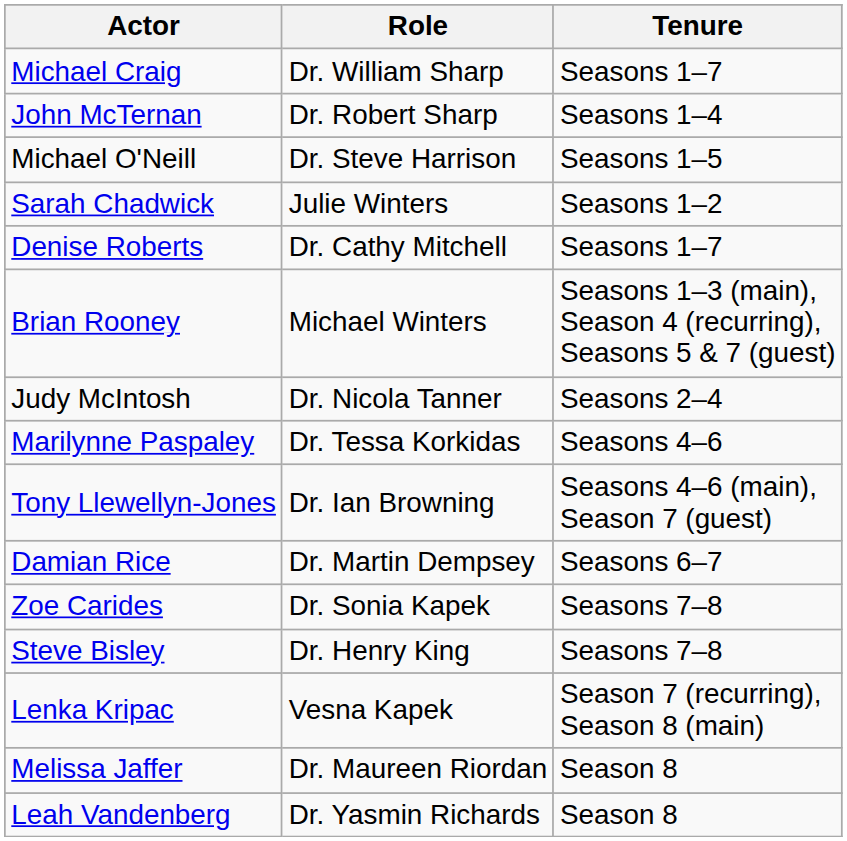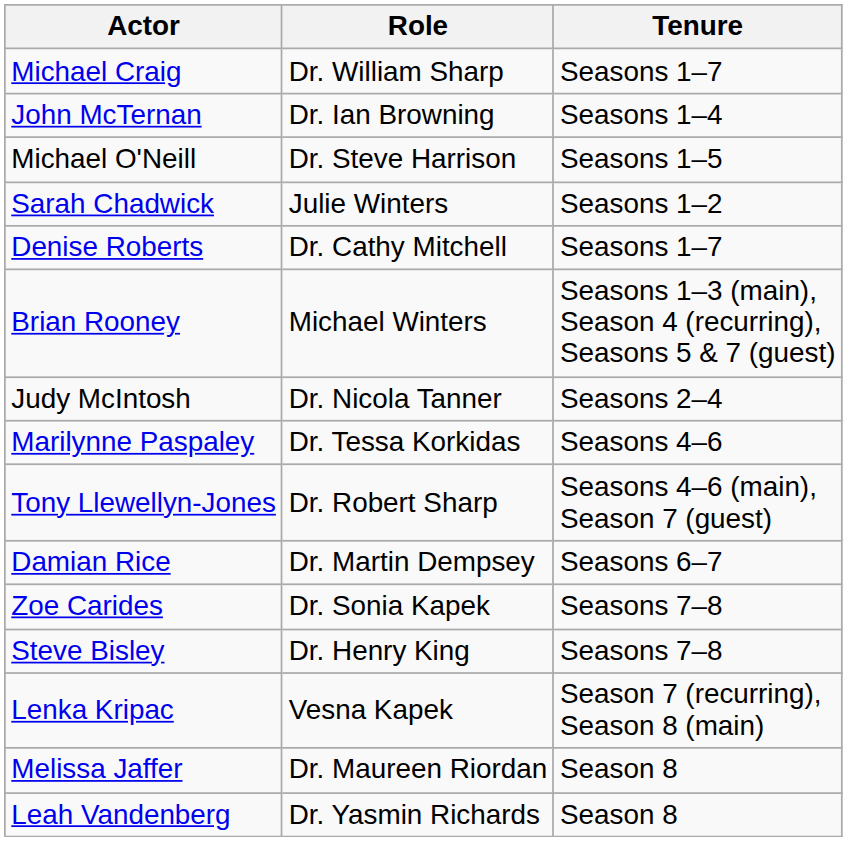(393, 114) Dr. Robert Sharp -> (392, 114) Dr. Ian Browning
(392, 502) Dr. Ian Browning -> (393, 502) Dr. Robert Sharp
